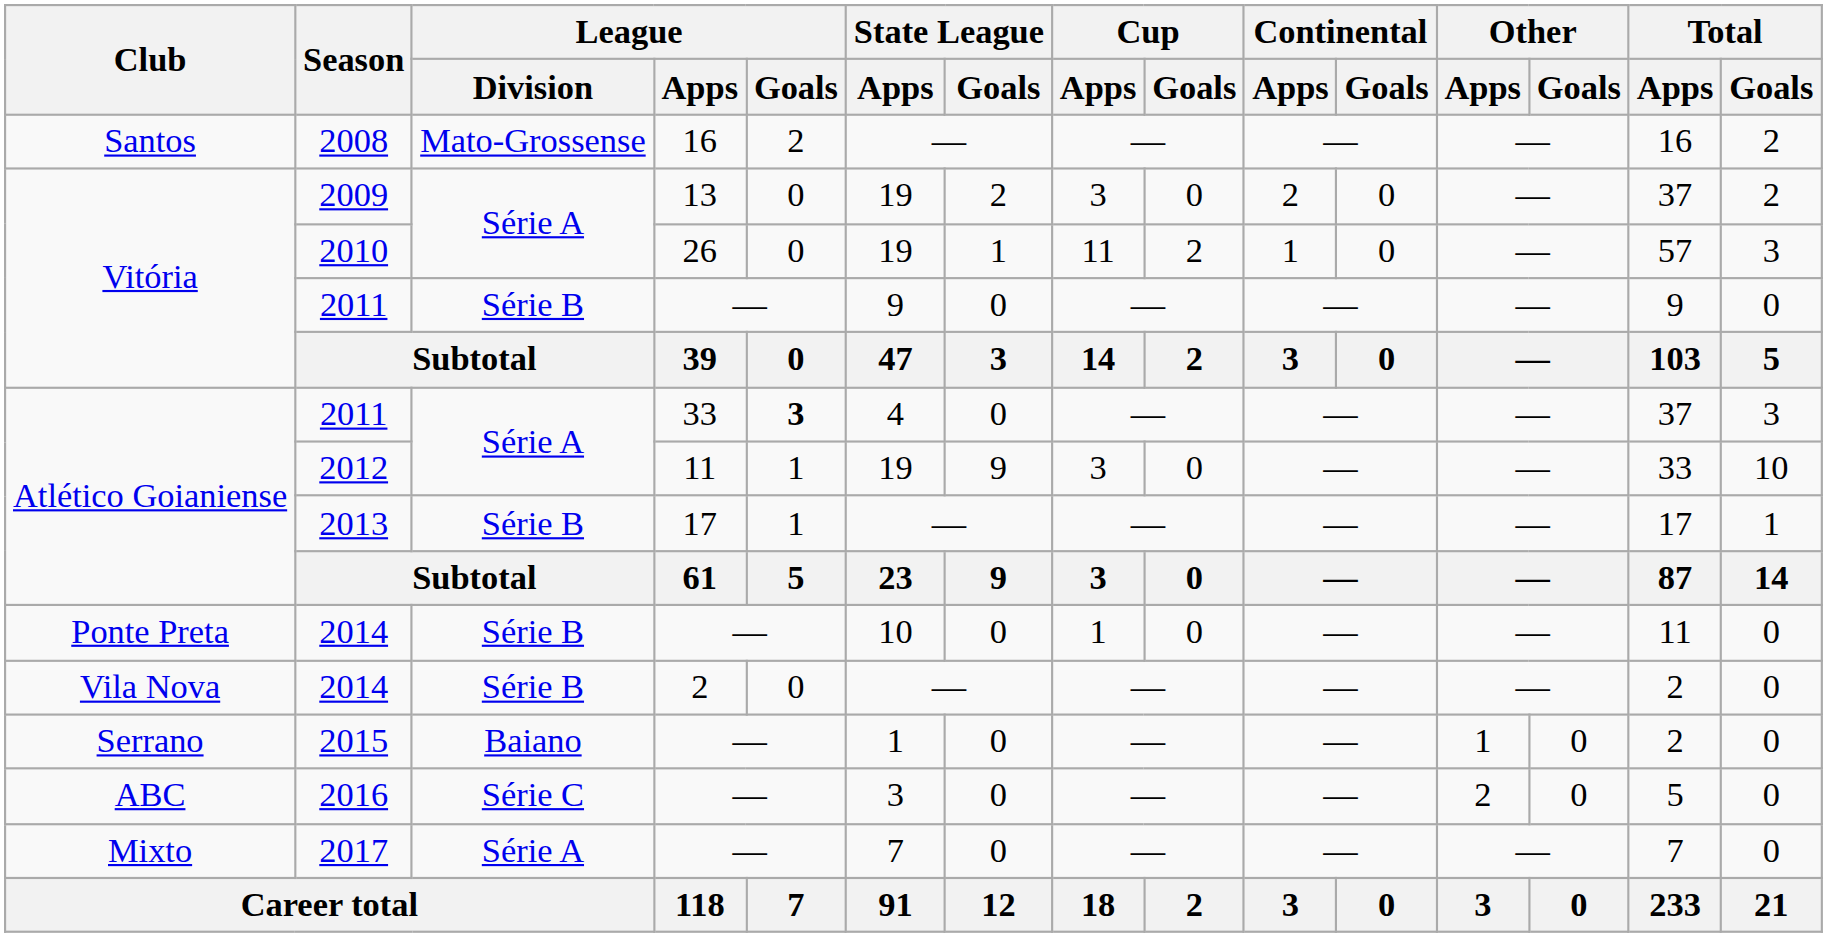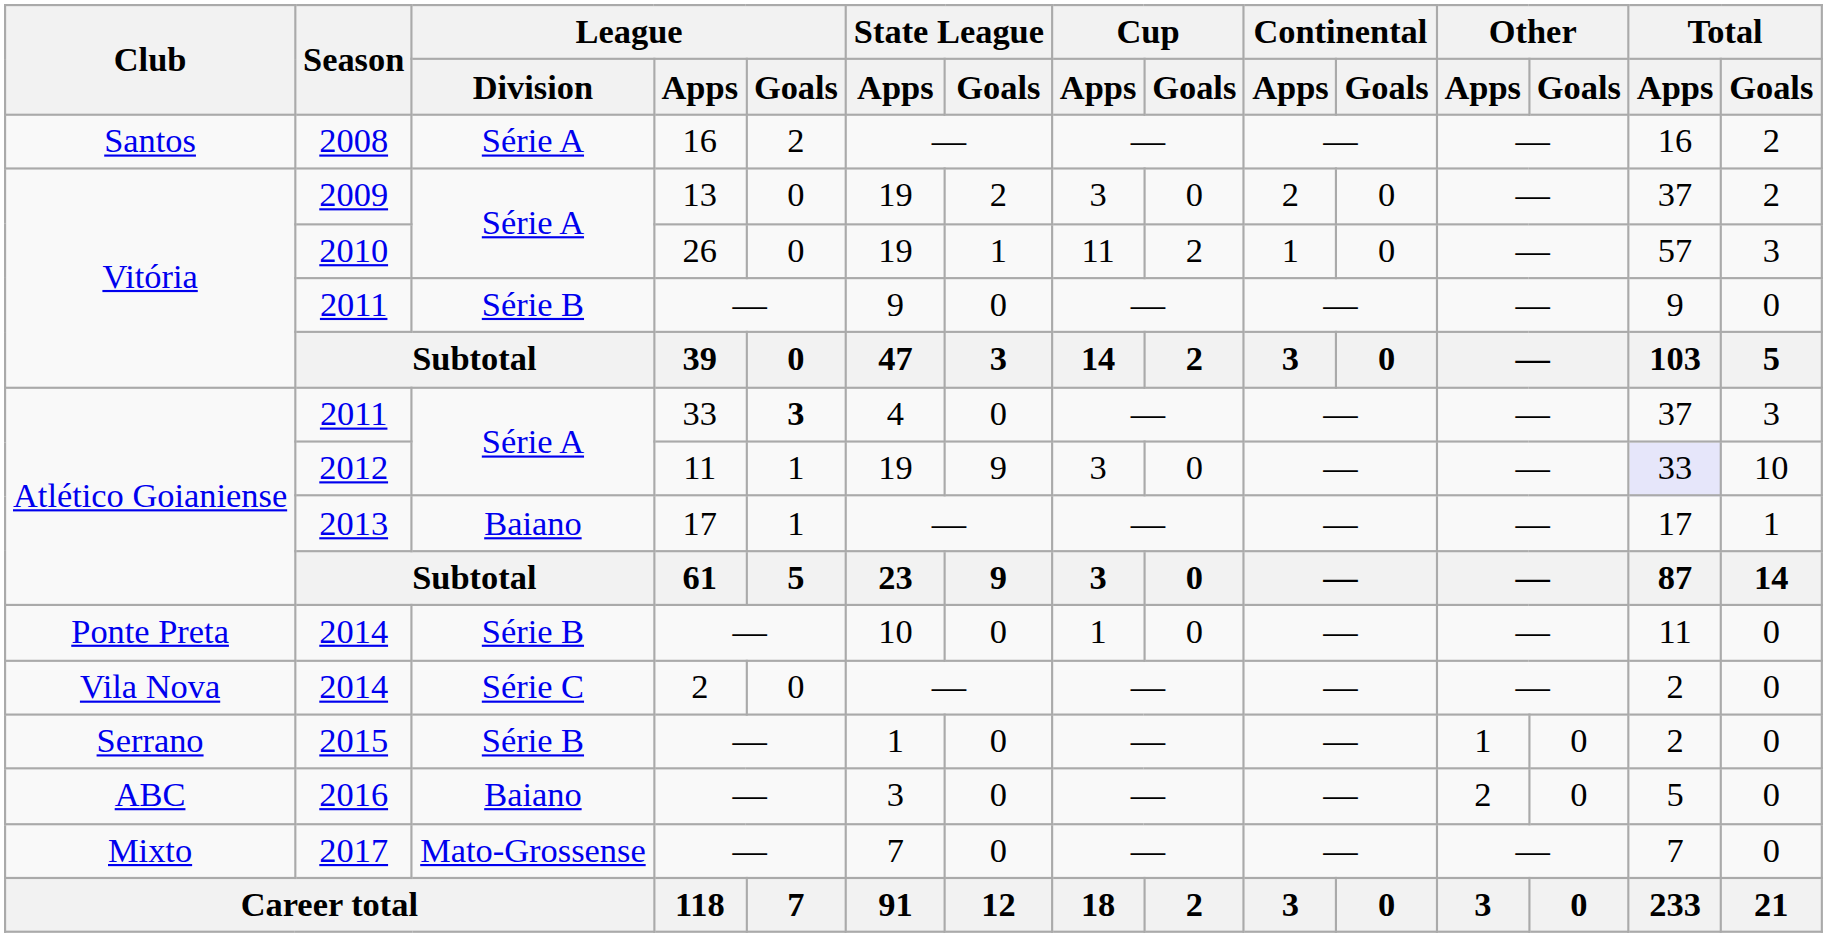(533, 140) Mato-Grossense -> (533, 140) Série A
(1675, 468) no background -> (1675, 468) lavender background
(533, 522) Série B -> (533, 522) Baiano
(533, 686) Série B -> (533, 686) Série C
(533, 741) Baiano -> (533, 741) Série B
(533, 795) Série C -> (533, 795) Baiano
(533, 850) Série A -> (533, 850) Mato-Grossense
